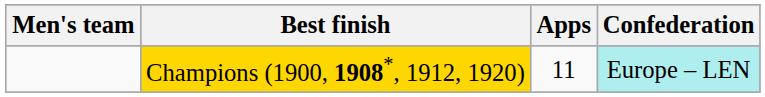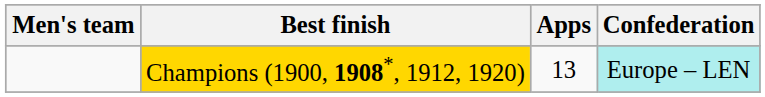(564, 69) 11 -> (564, 69) 13
